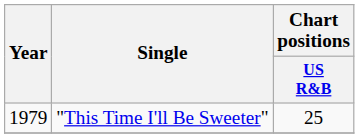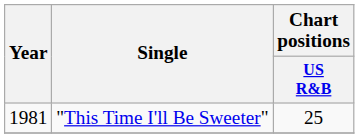(28, 117) 1979 -> (28, 117) 1981
